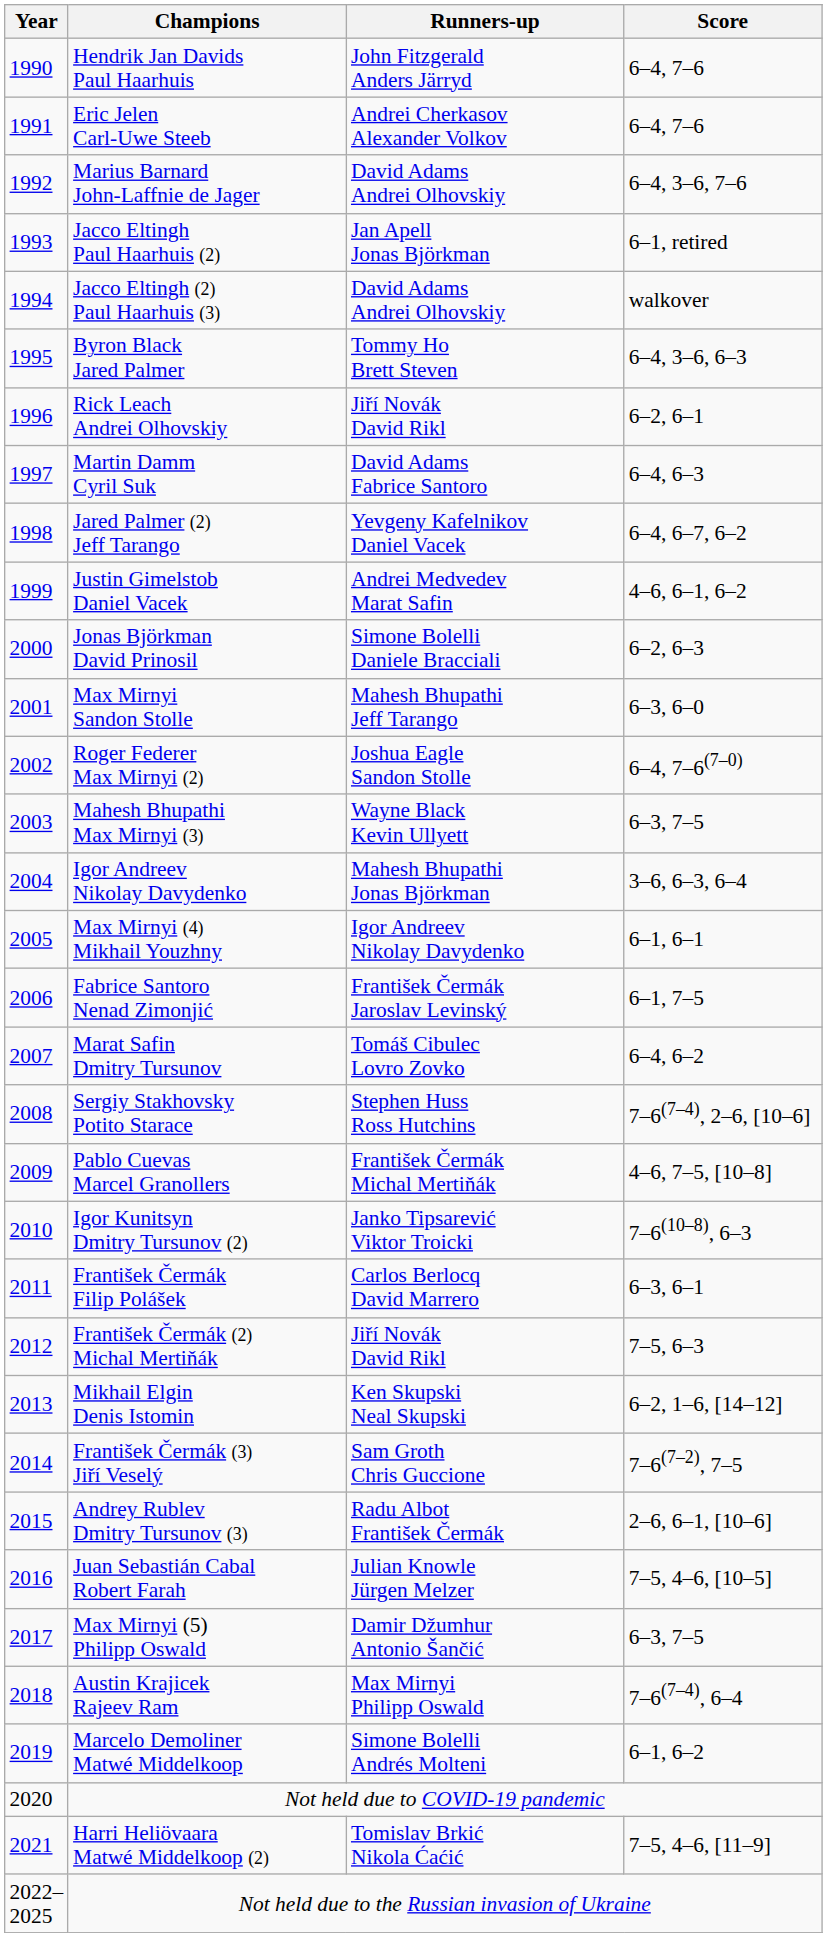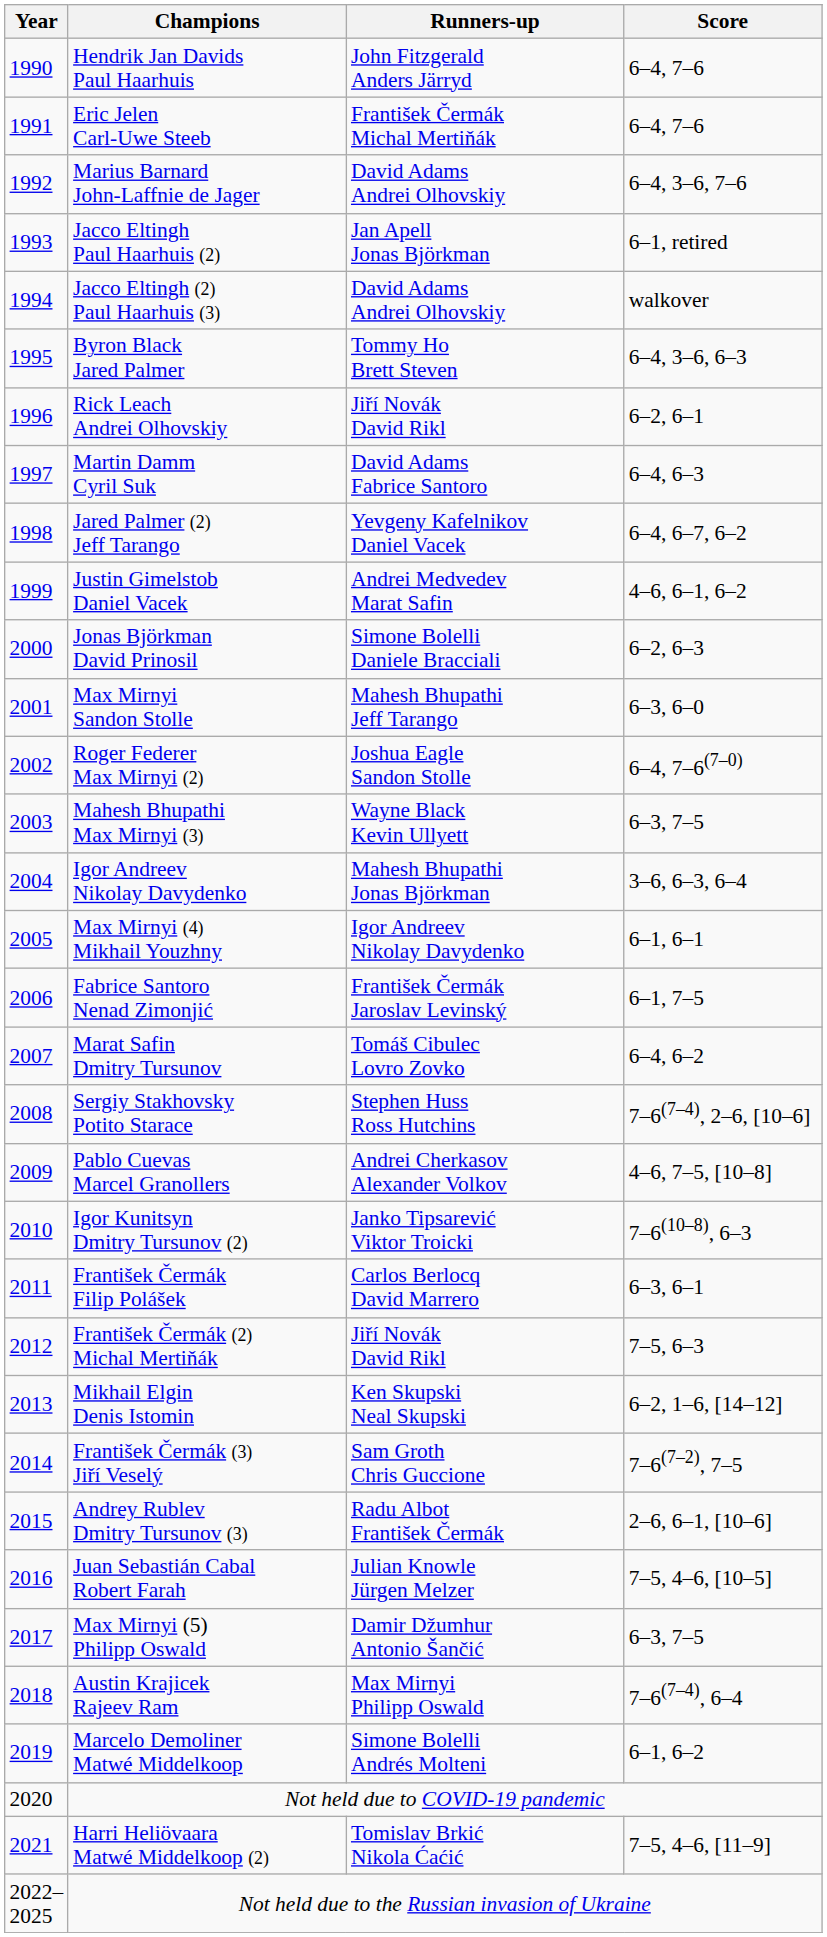(429, 125) Andrei Cherkasov Alexander Volkov -> (427, 125) František Čermák Michal Mertiňák
(427, 1171) František Čermák Michal Mertiňák -> (429, 1171) Andrei Cherkasov Alexander Volkov
